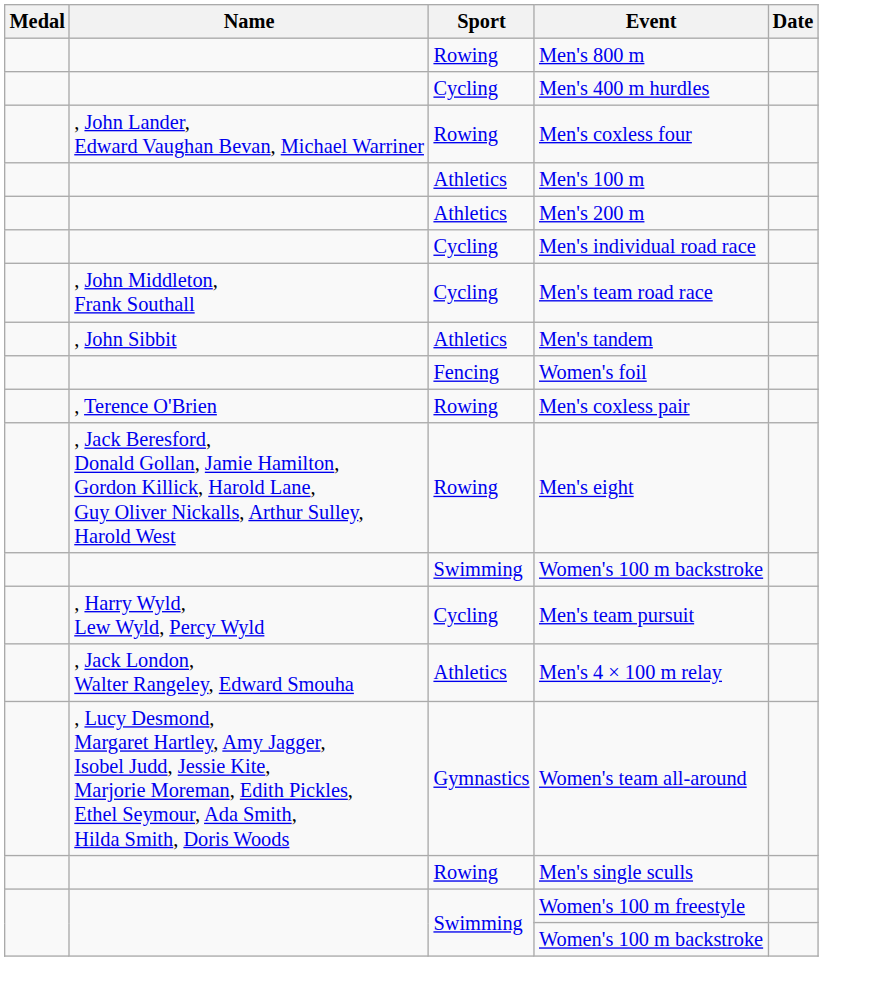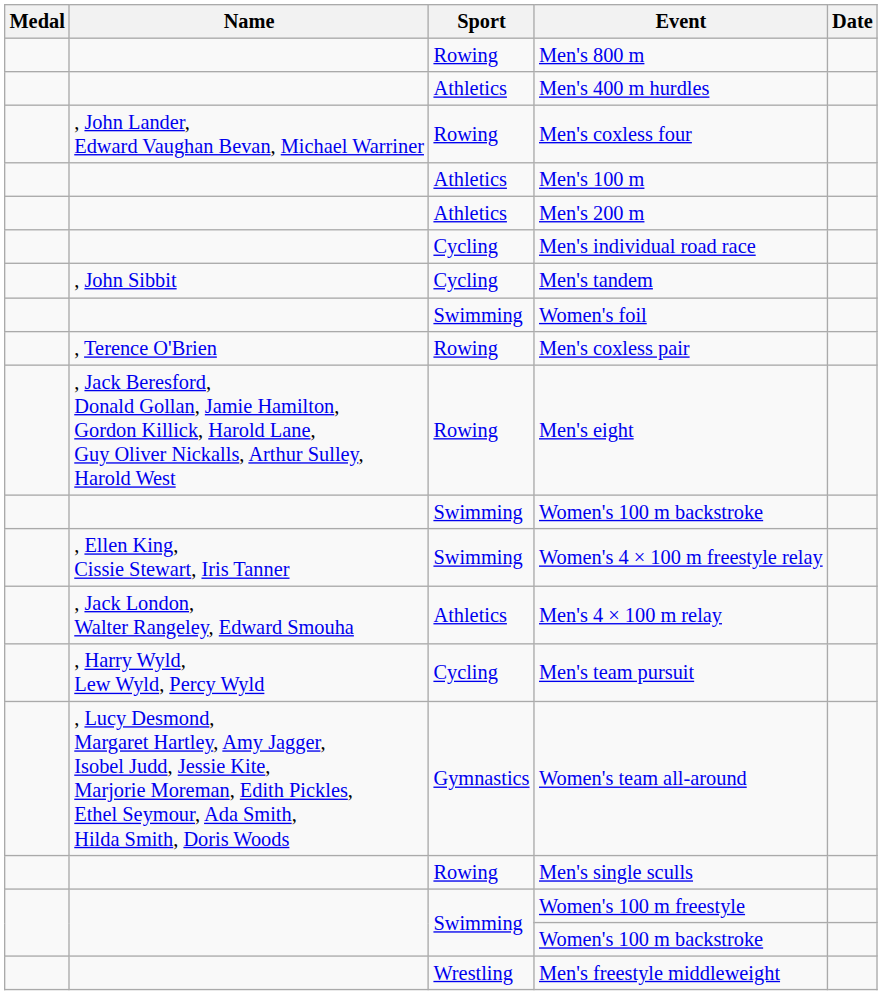(466, 88) Cycling -> (470, 88) Athletics
- row: (146, 292)
(470, 338) Athletics -> (466, 280) Cycling
(466, 371) Fencing -> (478, 314) Swimming
+ row: (182, 557)
rows swapped: (214, 672) <-> (169, 614)
+ row: (249, 973)
